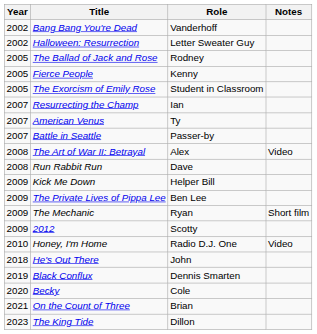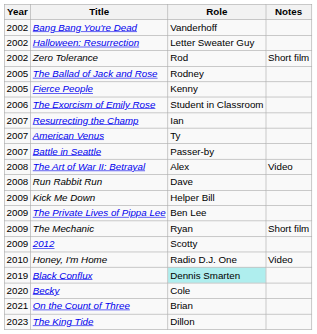+ row: (65, 58)
(17, 89) 2005 -> (17, 105) 2006
- row: (66, 259)
(205, 275) no background -> (205, 275) paleturquoise background
